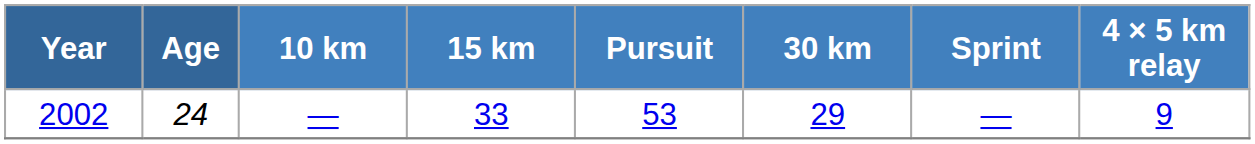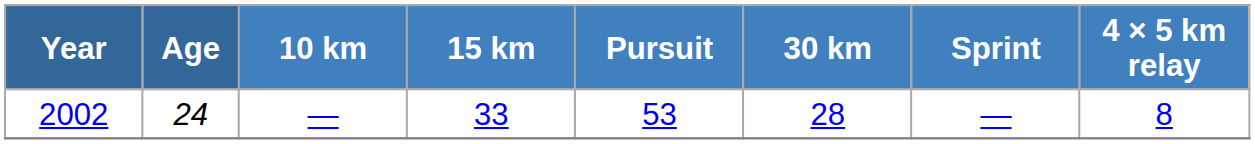(828, 114) 29 -> (828, 114) 28
(1164, 114) 9 -> (1164, 114) 8
